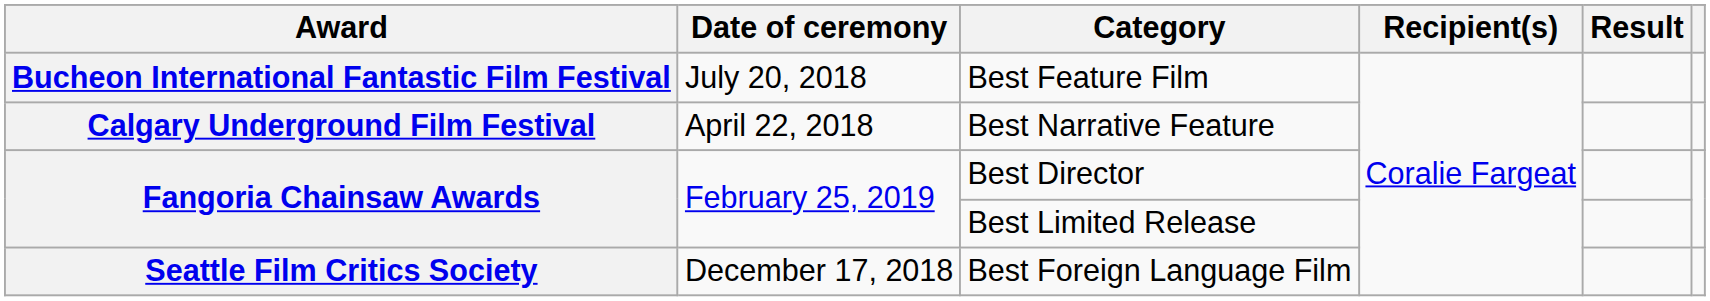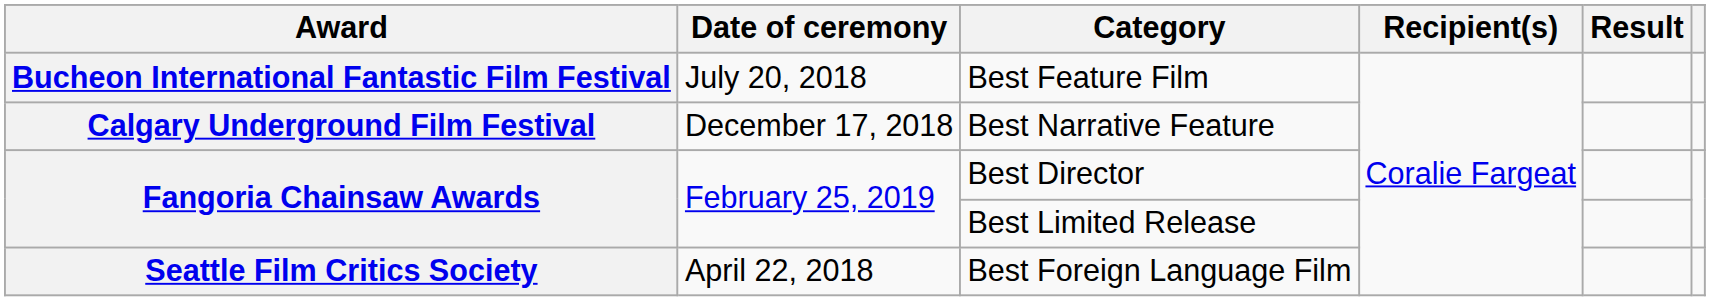(779, 125) April 22, 2018 -> (819, 125) December 17, 2018
(819, 271) December 17, 2018 -> (779, 271) April 22, 2018
